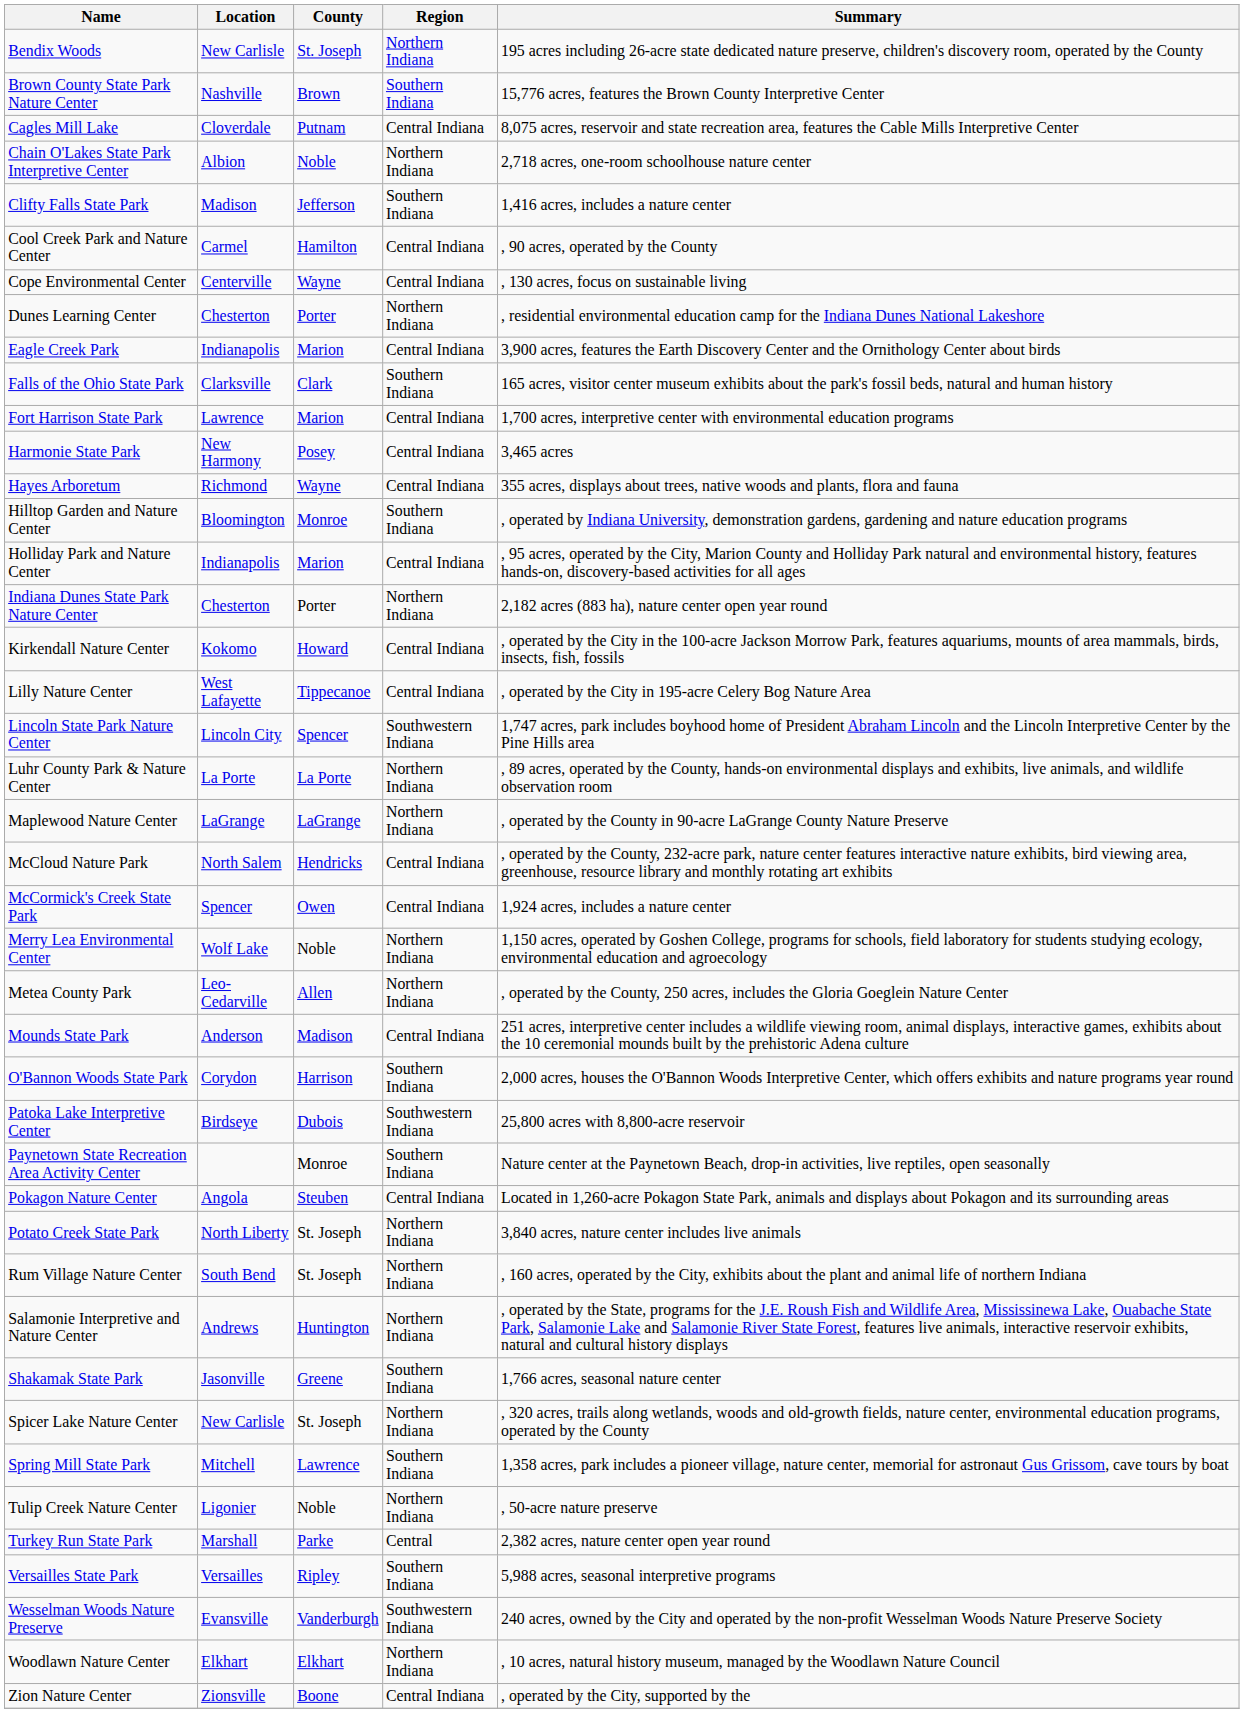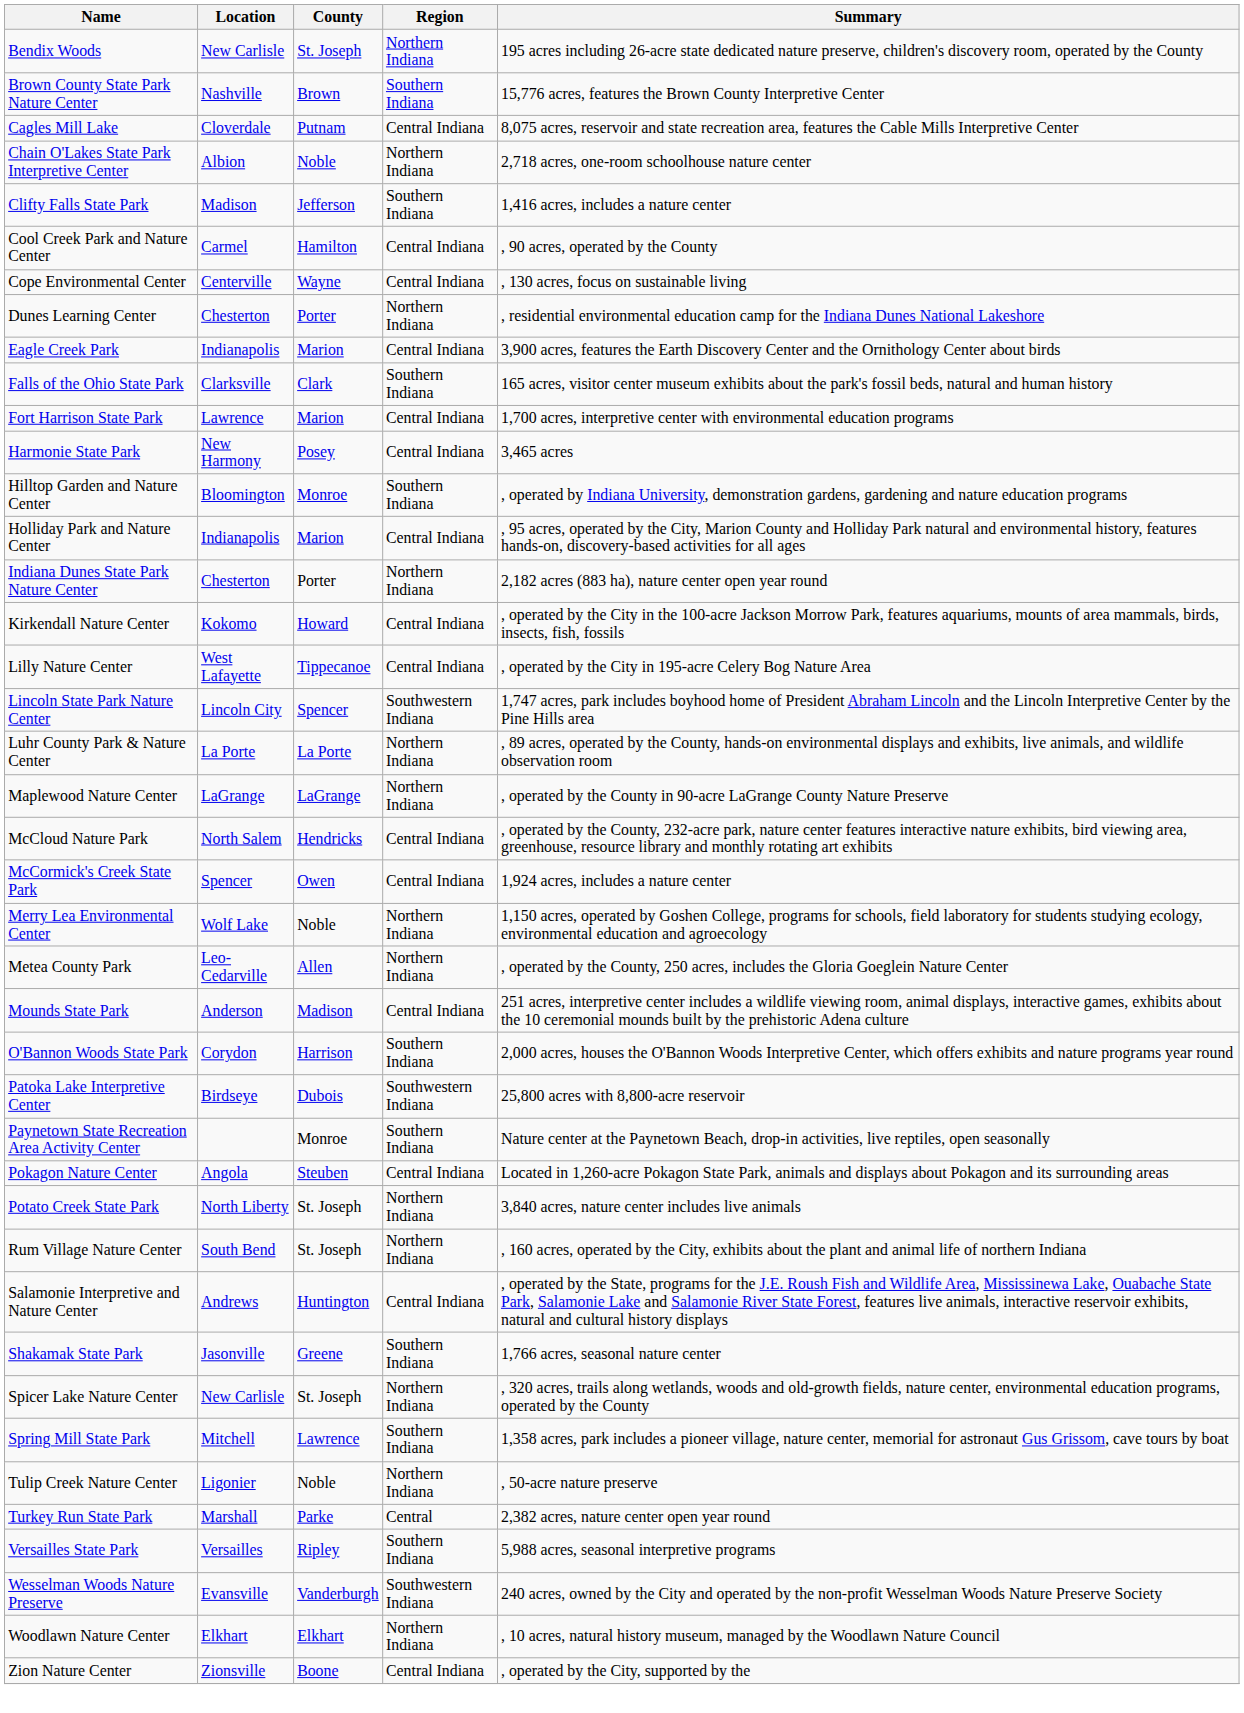- row: (64, 486)
(415, 1327) Northern Indiana -> (435, 1302) Central Indiana
